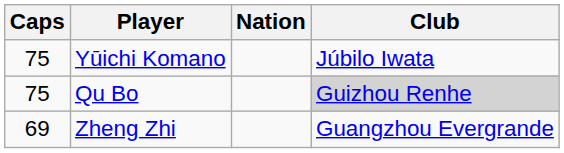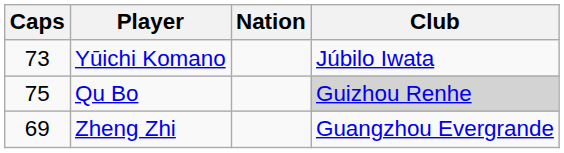(37, 57) 75 -> (37, 57) 73
